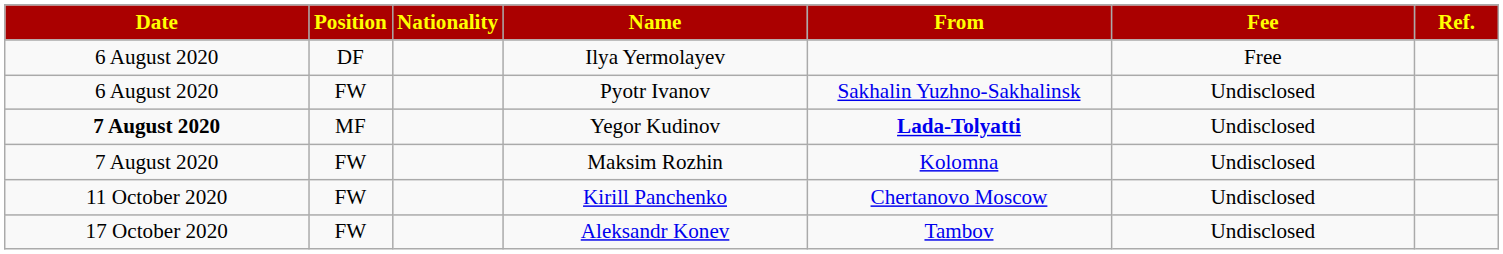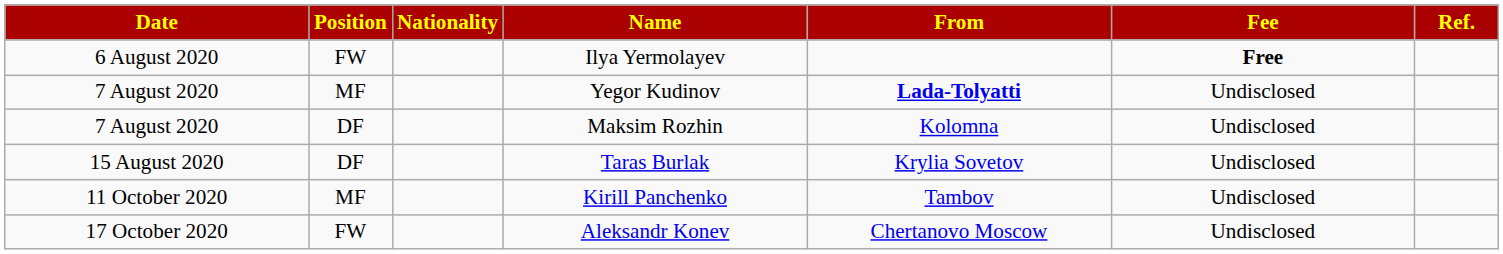(350, 57) DF -> (350, 57) FW
(1263, 57) normal -> (1263, 57) bold
- row: (655, 92)
(157, 127) bold -> (157, 92) normal
(350, 161) FW -> (350, 127) DF
+ row: (655, 161)
(350, 196) FW -> (350, 196) MF
(959, 196) Chertanovo Moscow -> (959, 196) Tambov
(959, 231) Tambov -> (959, 231) Chertanovo Moscow
